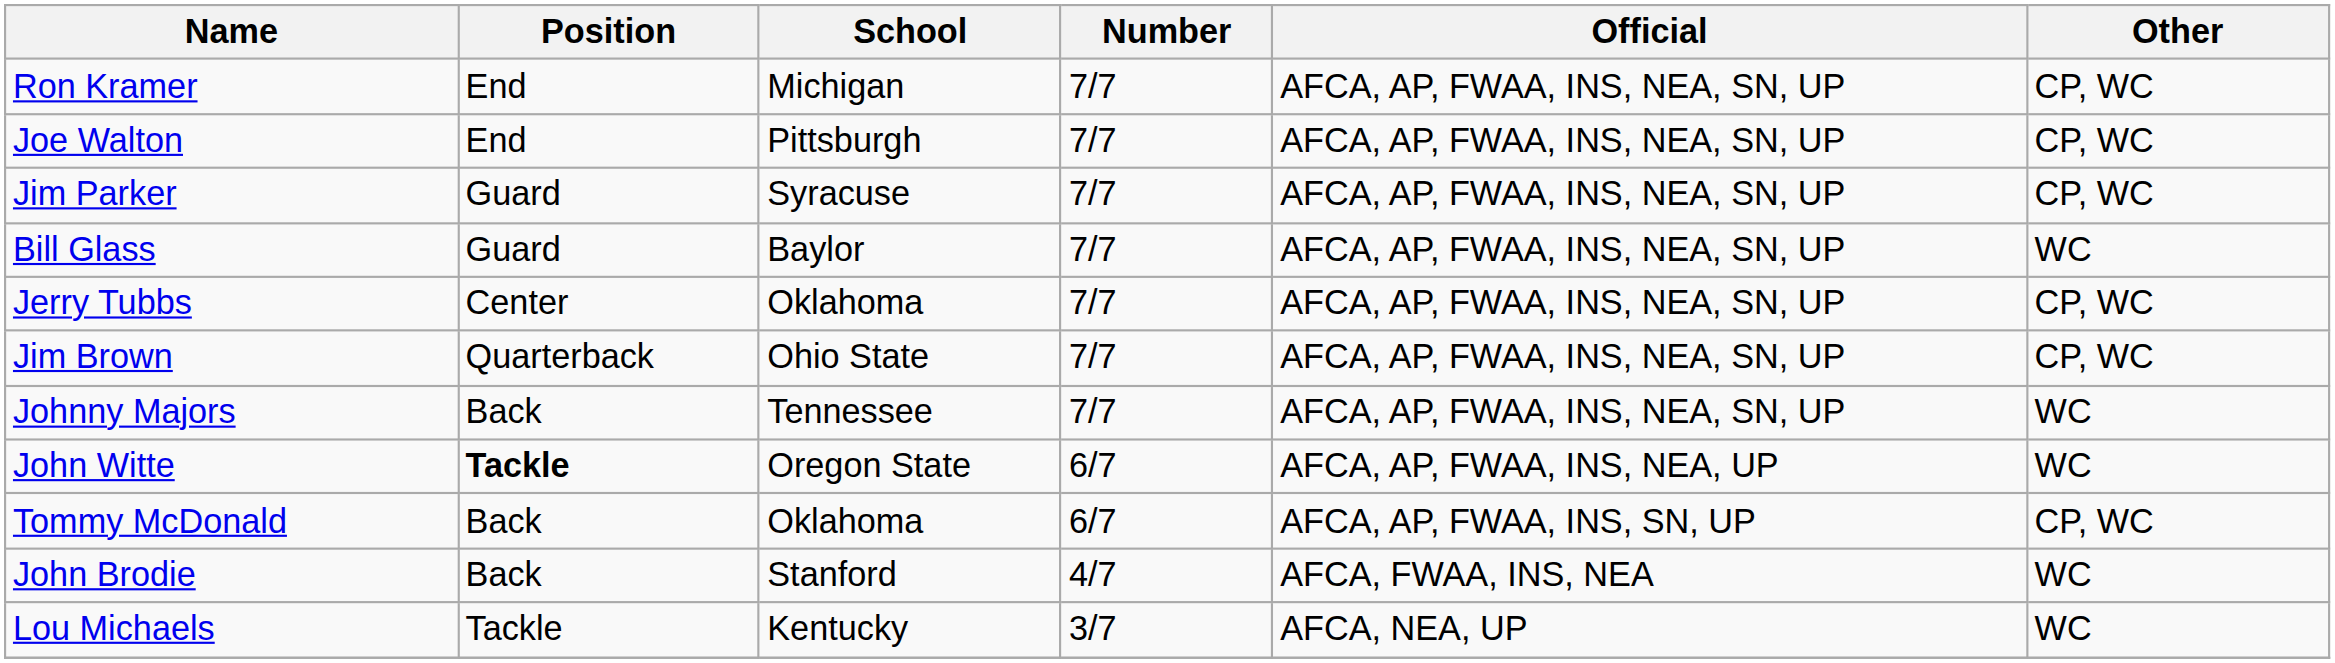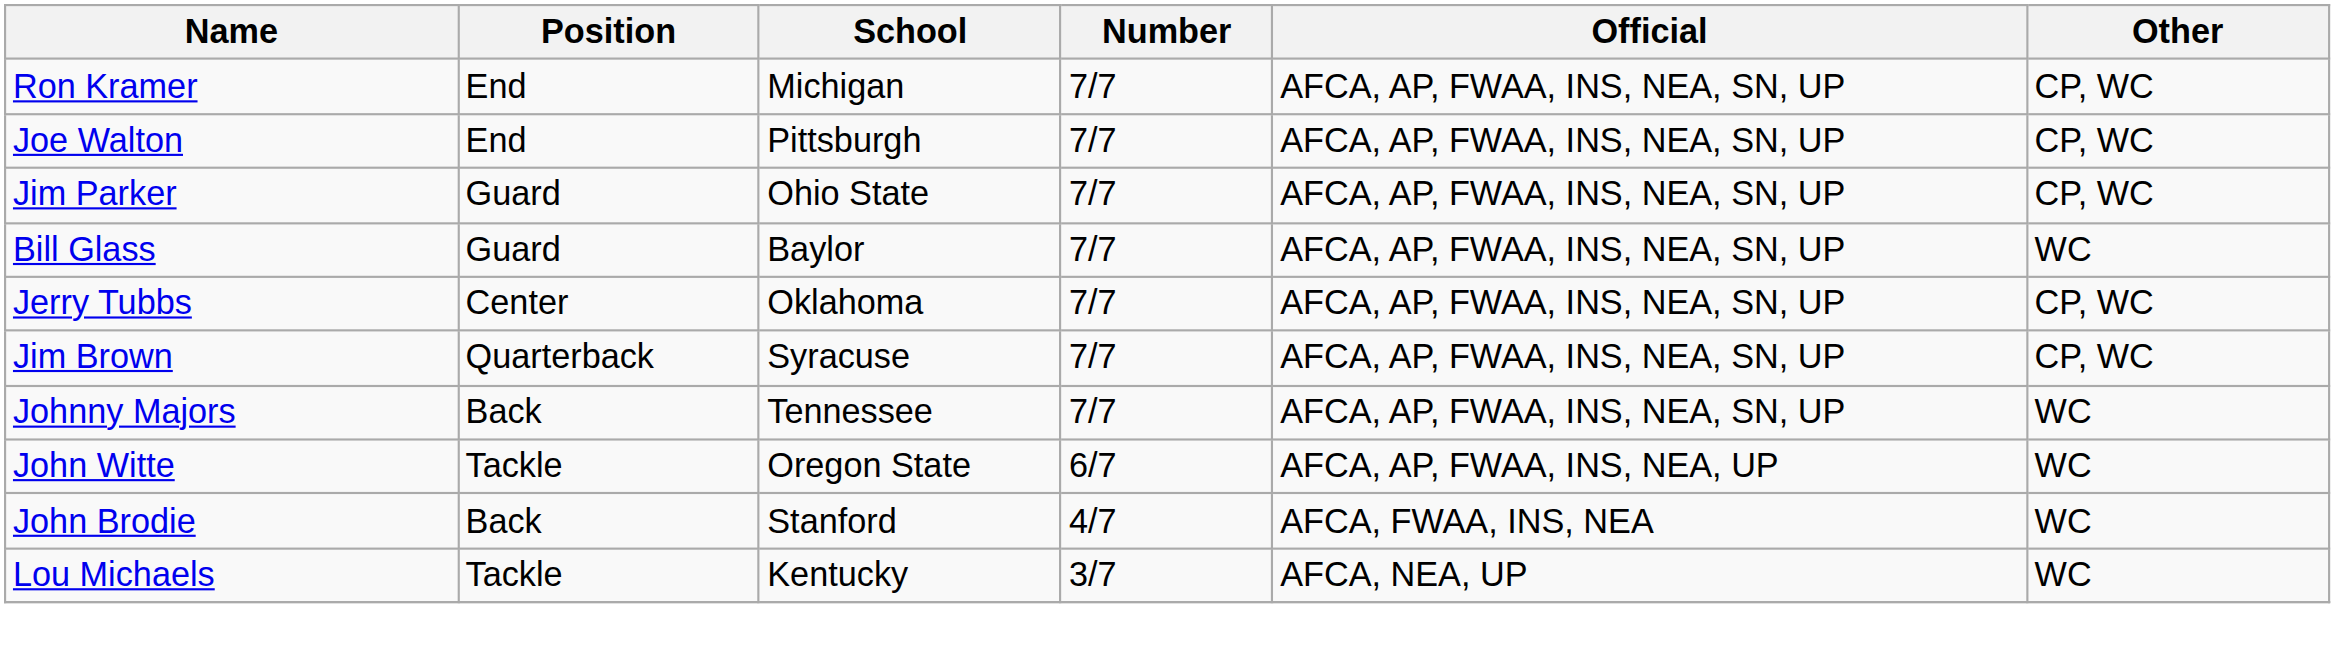(839, 194) Syracuse -> (848, 194) Ohio State
(848, 357) Ohio State -> (839, 357) Syracuse
(518, 466) bold -> (514, 466) normal
- row: (150, 520)
